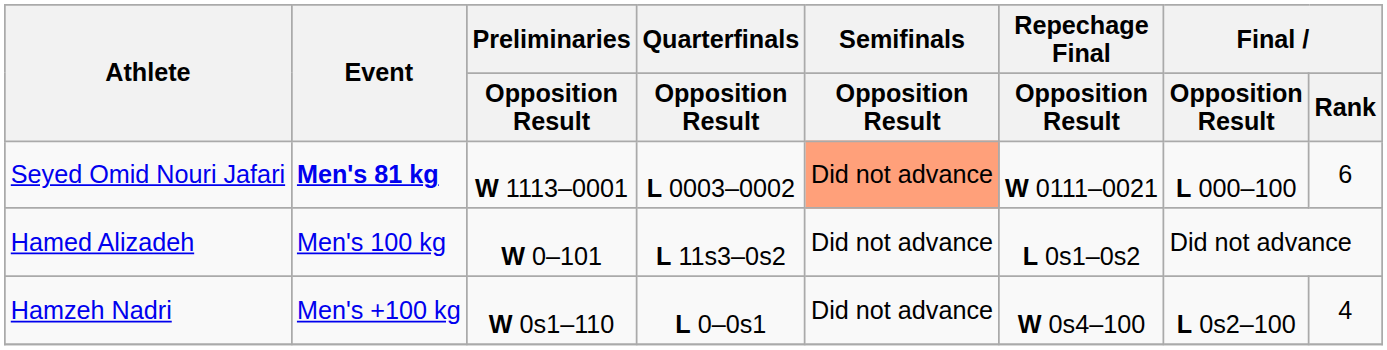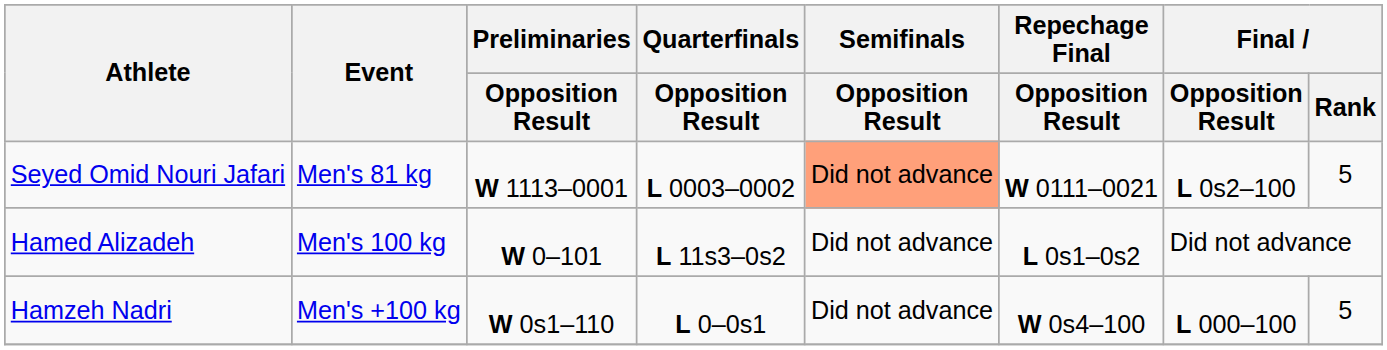(368, 175) bold -> (364, 175) normal
(1236, 189) L 000–100 -> (1236, 189) L 0s2–100
(1345, 175) 6 -> (1345, 175) 5
(1236, 324) L 0s2–100 -> (1236, 324) L 000–100
(1345, 310) 4 -> (1345, 310) 5
